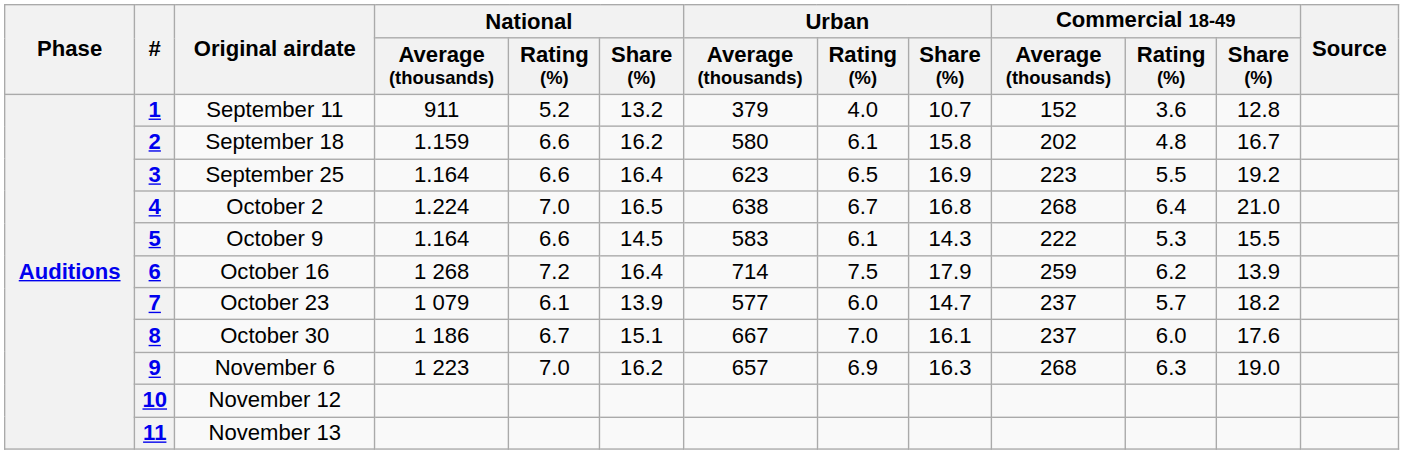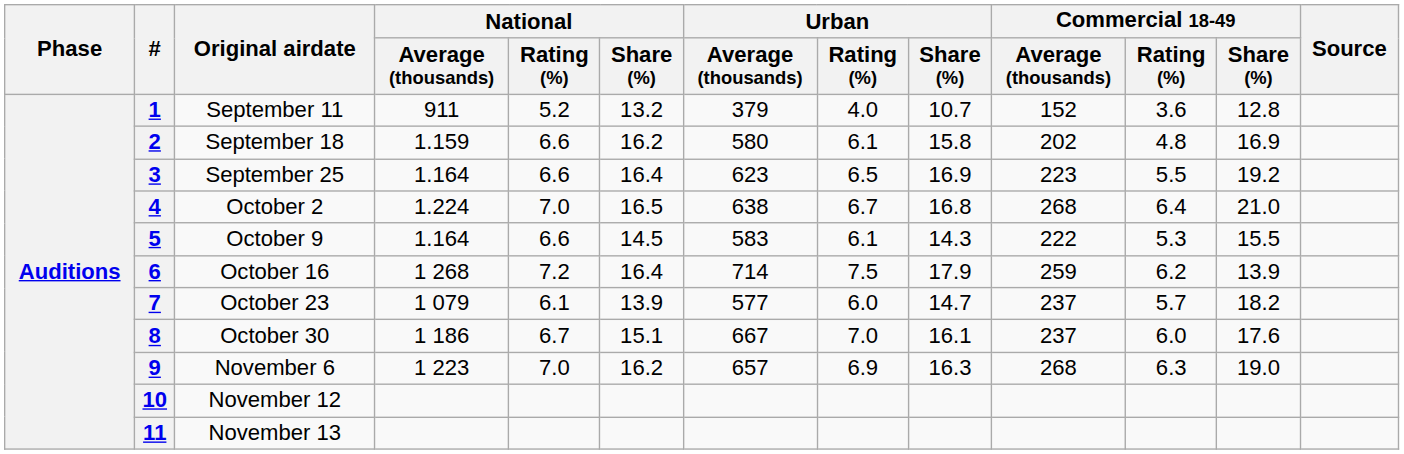(1258, 142) 16.7 -> (1258, 142) 16.9
